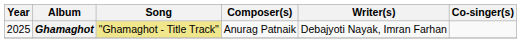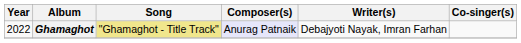(19, 29) 2025 -> (19, 29) 2022
(260, 29) no background -> (260, 29) lavender background
